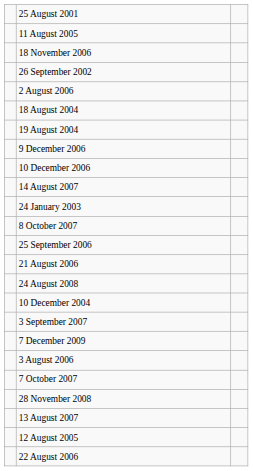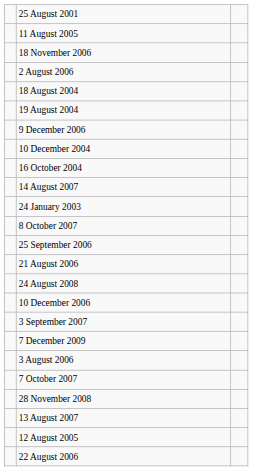- row: (55, 72)
rows swapped: (54, 302) <-> (54, 168)
+ row: (50, 168)
